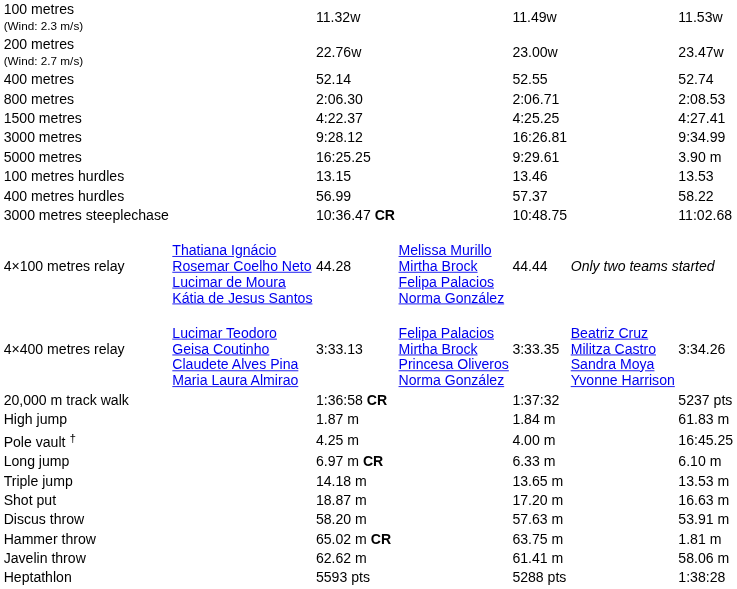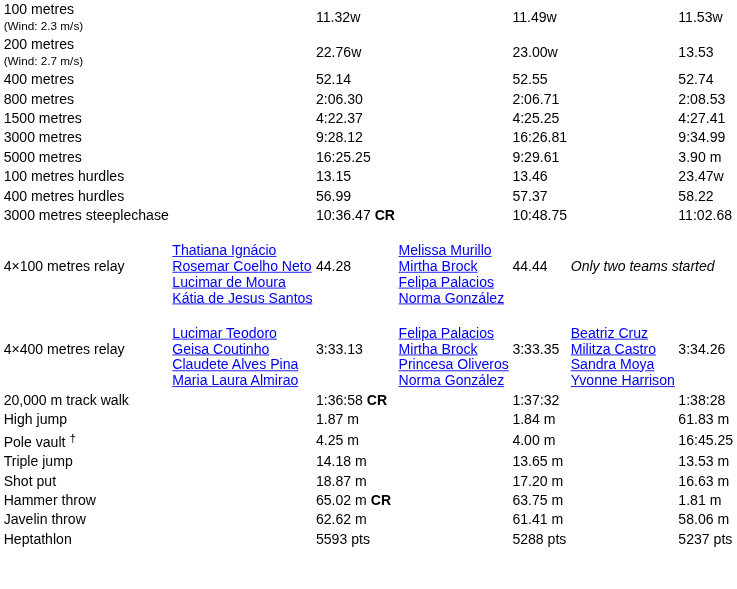(701, 52) 23.47w -> (696, 52) 13.53
(696, 176) 13.53 -> (701, 176) 23.47w
(705, 400) 5237 pts -> (702, 400) 1:38:28
- row: (37, 462)
- row: (44, 520)
(702, 578) 1:38:28 -> (705, 539) 5237 pts
